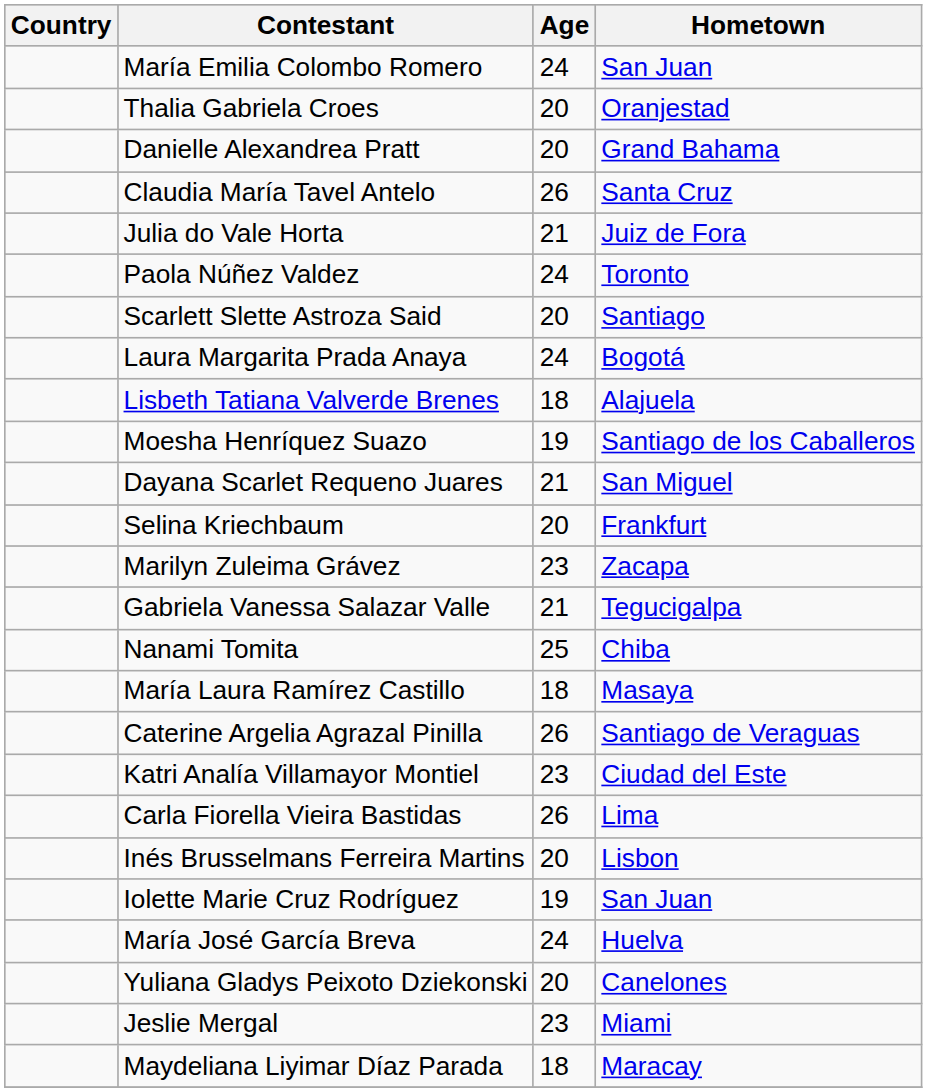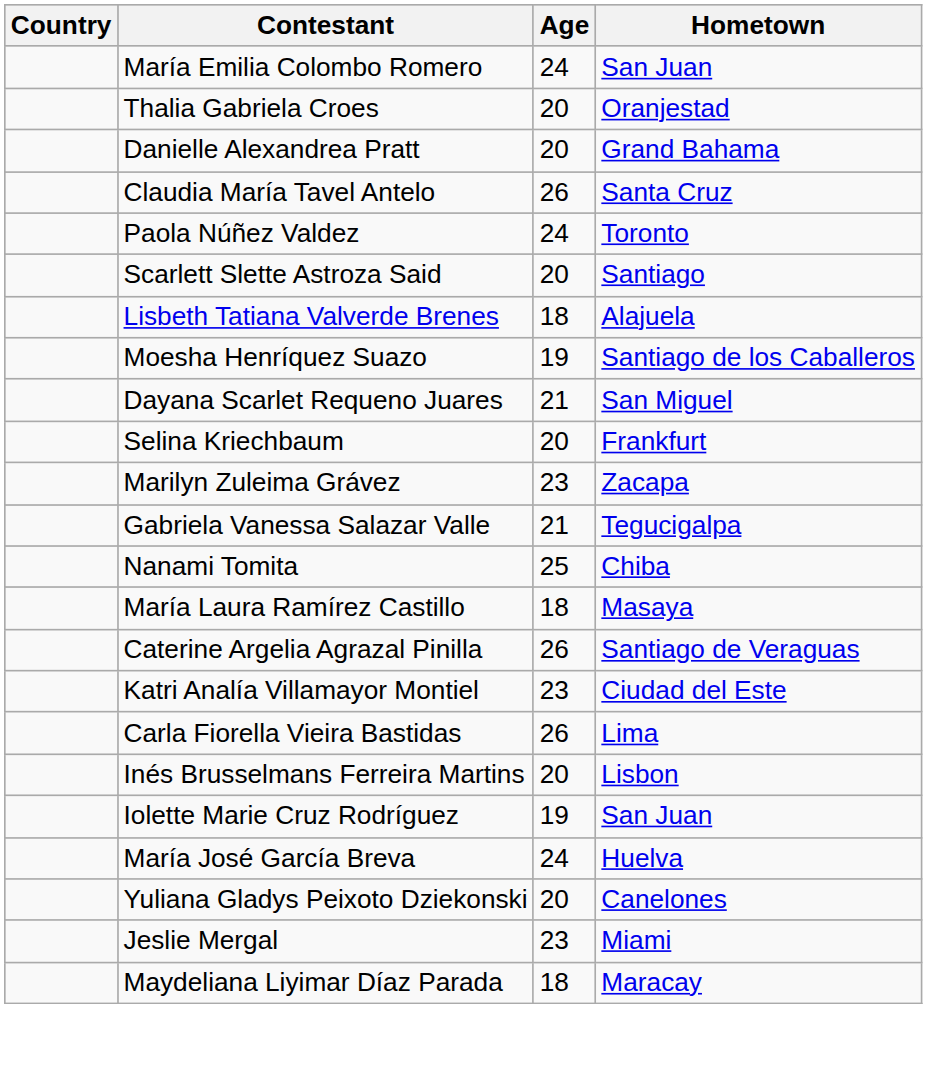- row: (233, 233)
- row: (295, 358)
